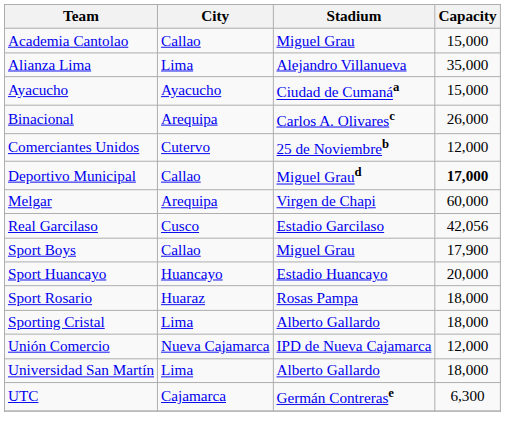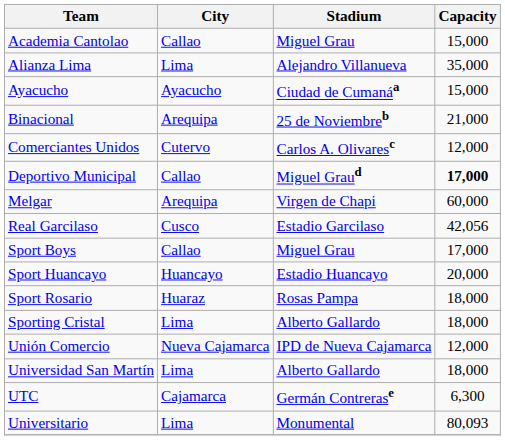(336, 119) Carlos A. Olivaresc -> (333, 119) 25 de Noviembreb
(468, 119) 26,000 -> (468, 119) 21,000
(333, 147) 25 de Noviembreb -> (336, 147) Carlos A. Olivaresc
(468, 249) 17,900 -> (468, 249) 17,000
+ row: (48, 422)
